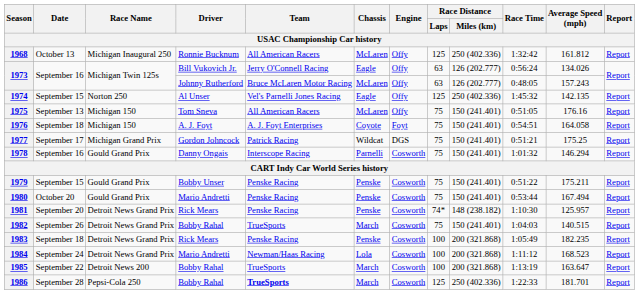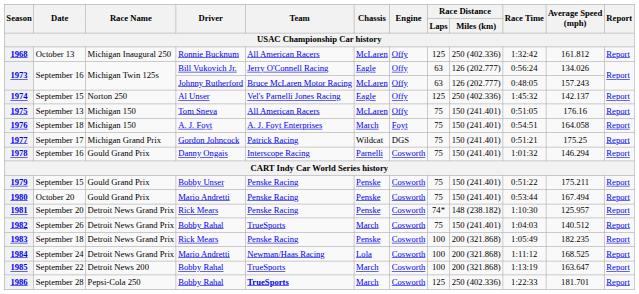(575, 97) 142.135 -> (575, 97) 142.137
(369, 126) Coyote -> (367, 126) March
(575, 225) 140.515 -> (575, 225) 140.512
(575, 254) 168.523 -> (575, 254) 168.525
